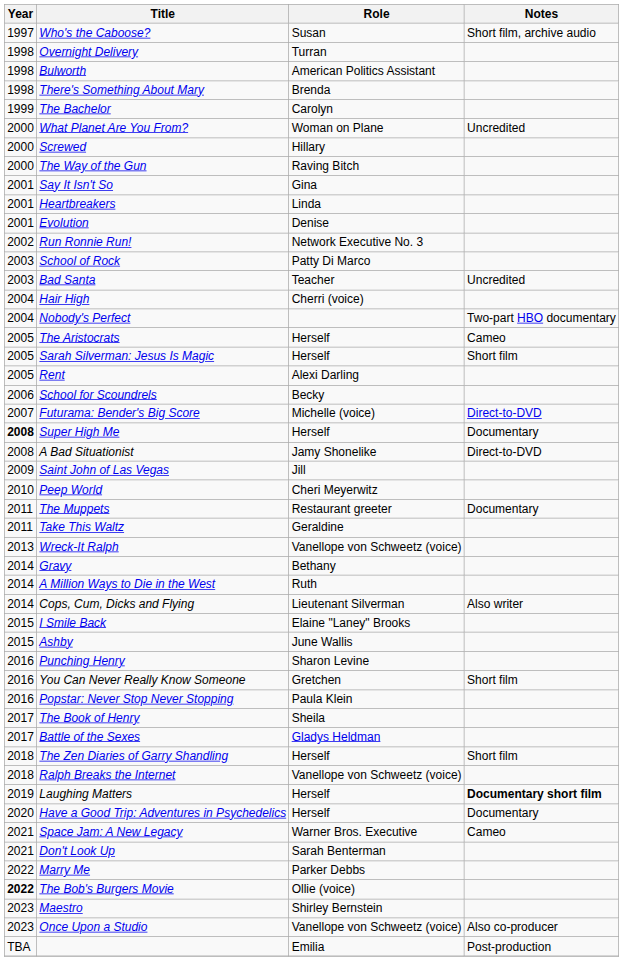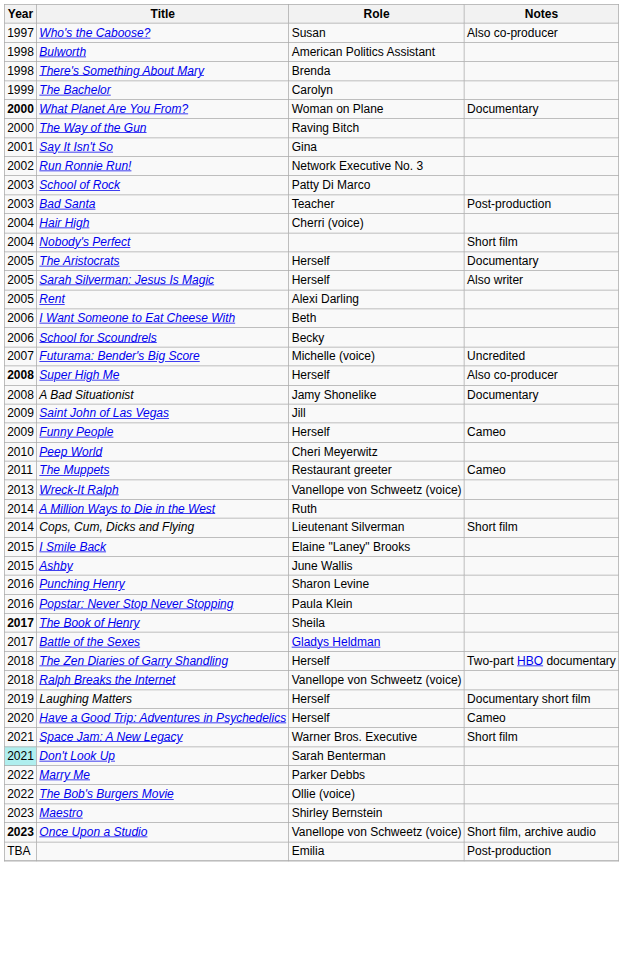(531, 33) Short film, archive audio -> (512, 33) Also co-producer
- row: (89, 52)
(20, 128) normal -> (20, 109) bold
(496, 128) Uncredited -> (503, 109) Documentary
- row: (63, 147)
- row: (77, 204)
- row: (64, 223)
(496, 280) Uncredited -> (509, 204) Post-production
(541, 318) Two-part HBO documentary -> (492, 242) Short film
(486, 337) Cameo -> (503, 261) Documentary
(492, 356) Short film -> (495, 280) Also writer
+ row: (137, 318)
(504, 413) Direct-to-DVD -> (496, 356) Uncredited
(503, 432) Documentary -> (512, 375) Also co-producer
(504, 451) Direct-to-DVD -> (503, 394) Documentary
+ row: (76, 432)
(503, 508) Documentary -> (486, 470) Cameo
- row: (82, 527)
- row: (55, 565)
(495, 603) Also writer -> (492, 527) Short film
- row: (142, 680)
(20, 718) normal -> (20, 623) bold
(492, 756) Short film -> (541, 661) Two-part HBO documentary
(534, 794) bold -> (529, 699) normal
(503, 813) Documentary -> (486, 718) Cameo
(486, 832) Cameo -> (492, 737) Short film
(20, 851) no background -> (20, 756) paleturquoise background
(20, 889) bold -> (20, 794) normal
(20, 927) normal -> (20, 832) bold
(512, 927) Also co-producer -> (531, 832) Short film, archive audio
